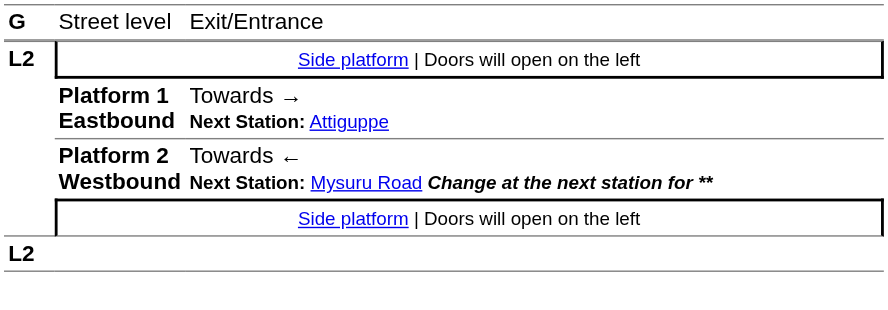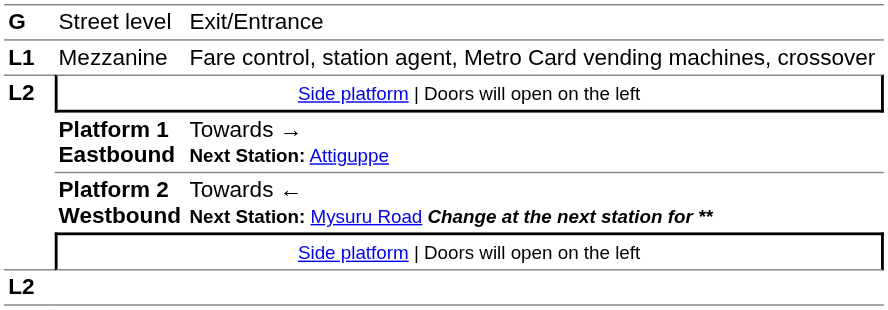+ row: (113, 57)
